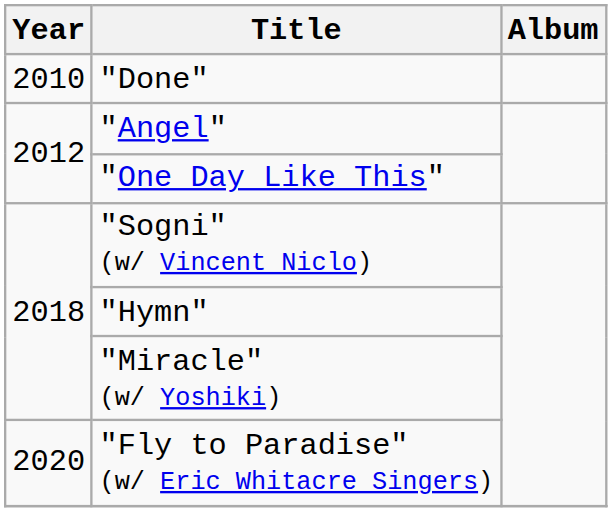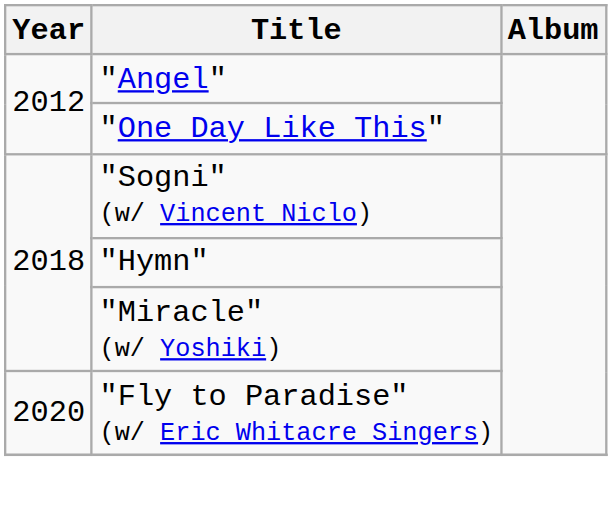- row: (154, 79)
